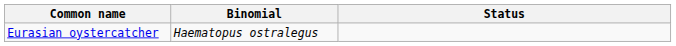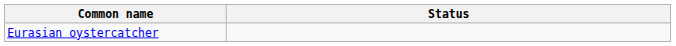- column: (254, 14)
